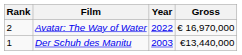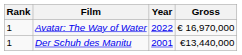(9, 27) 2 -> (9, 27) 1
(162, 43) 2003 -> (162, 43) 2001
